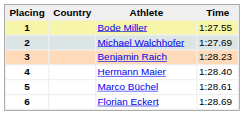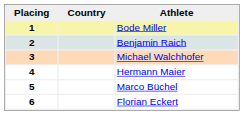- column: (218, 12)
(141, 42) Michael Walchhofer -> (152, 42) Benjamin Raich
(132, 57) Benjamin Raich -> (160, 57) Michael Walchhofer
